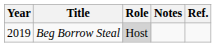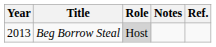(19, 32) 2019 -> (19, 32) 2013
